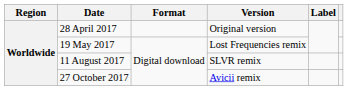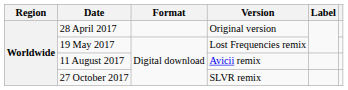(235, 61) SLVR remix -> (235, 61) Avicii remix
(235, 77) Avicii remix -> (235, 77) SLVR remix
